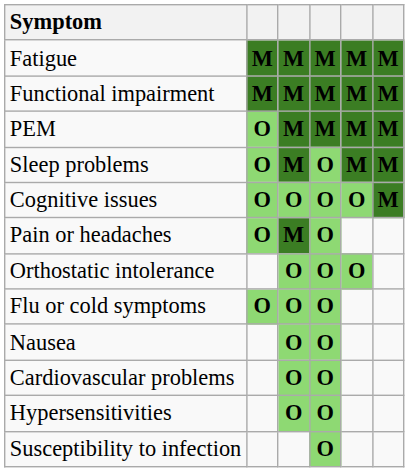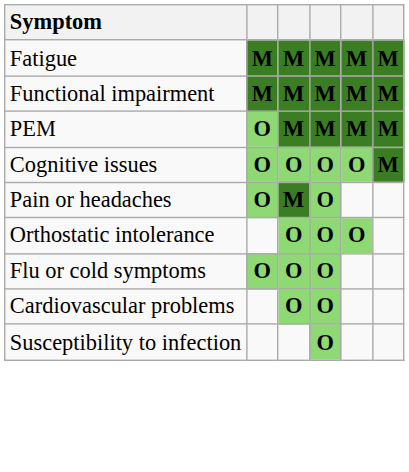- row: (79, 164)
- row: (43, 341)
- row: (91, 413)
